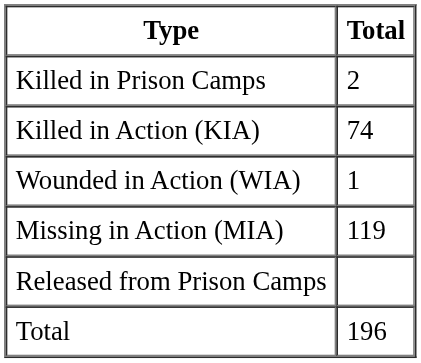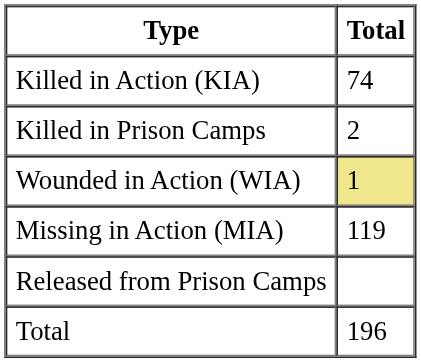rows swapped: (138, 130) <-> (141, 80)
(353, 180) no background -> (353, 180) khaki background
